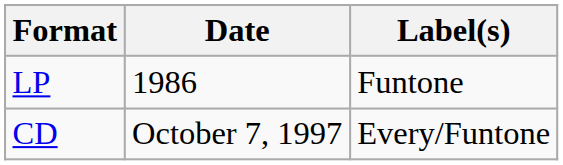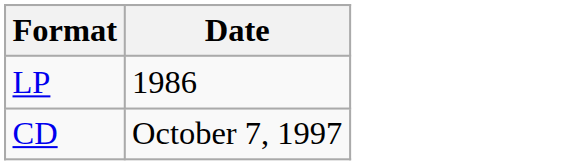- column: (454, 30)
